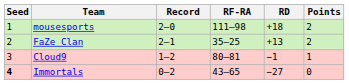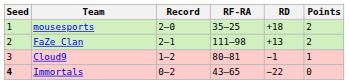(229, 27) 111–98 -> (226, 27) 35–25
(226, 42) 35–25 -> (229, 42) 111–98
(275, 72) −27 -> (275, 72) −22
